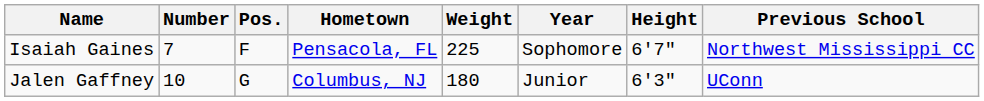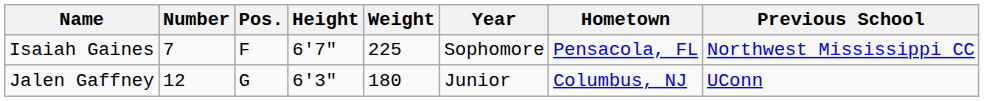columns swapped: (665, 20) <-> (365, 20)
(174, 80) 10 -> (174, 80) 12
